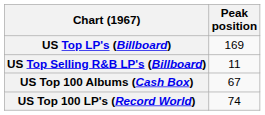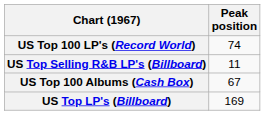rows swapped: (107, 45) <-> (107, 100)
